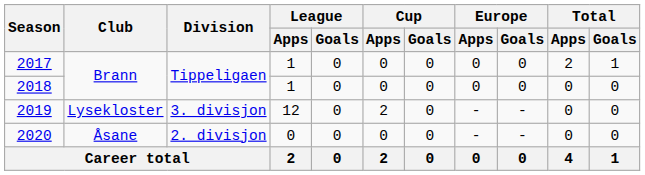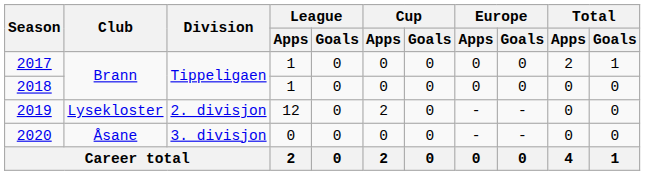(219, 111) 3. divisjon -> (219, 111) 2. divisjon
(219, 135) 2. divisjon -> (219, 135) 3. divisjon
